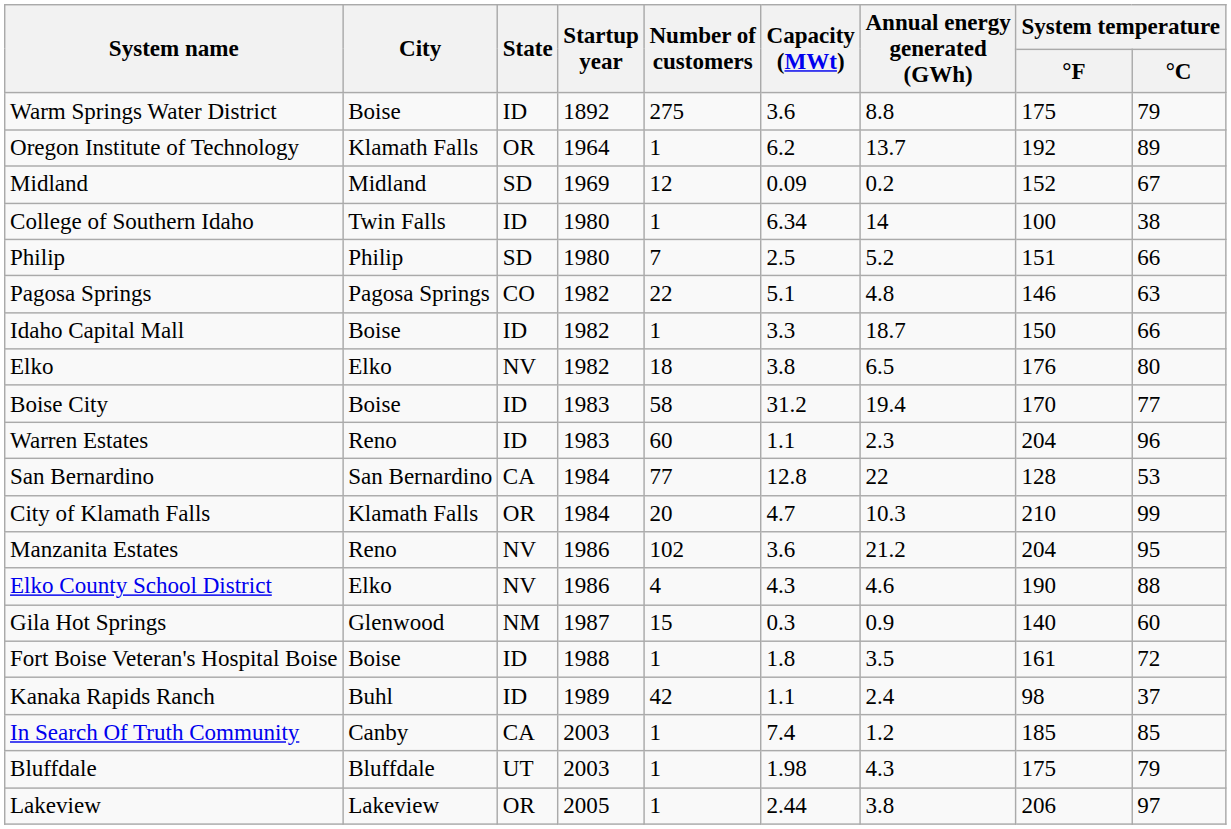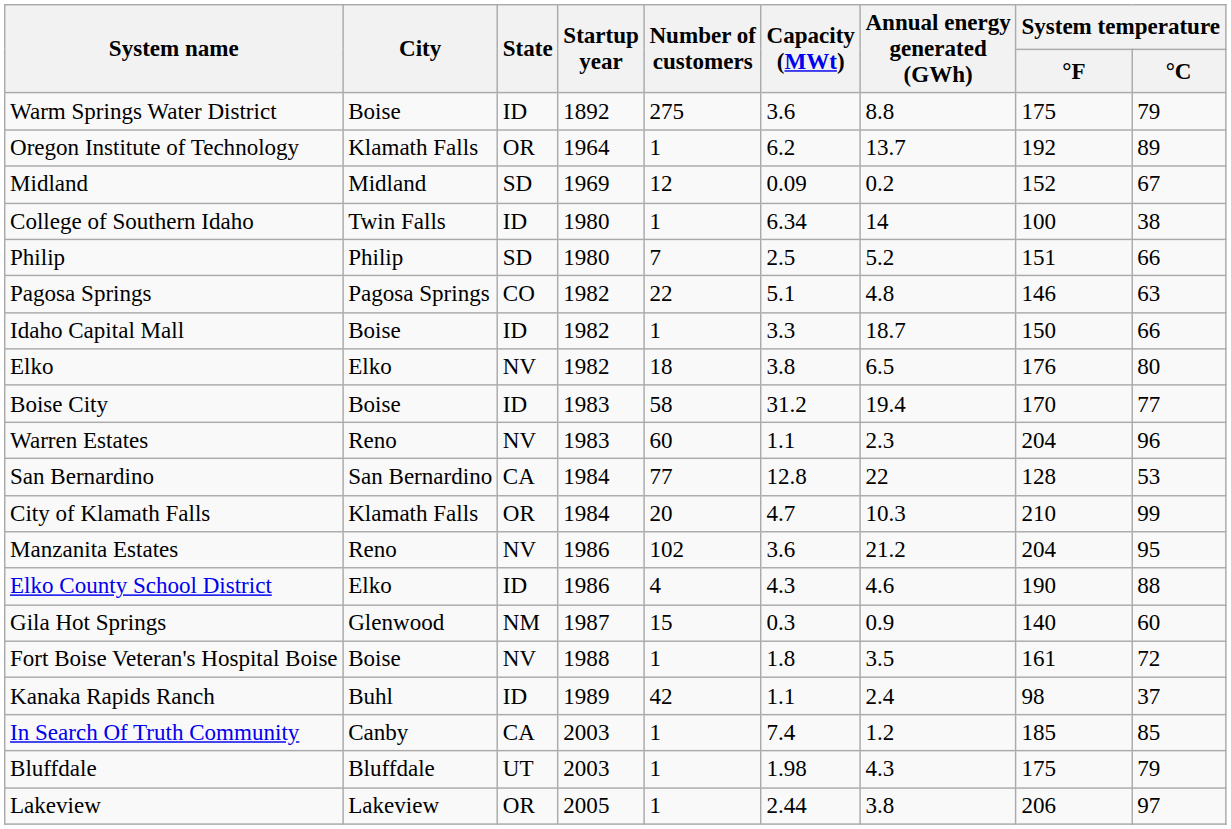(515, 440) ID -> (519, 440) NV
(519, 586) NV -> (515, 586) ID
(515, 659) ID -> (519, 659) NV
